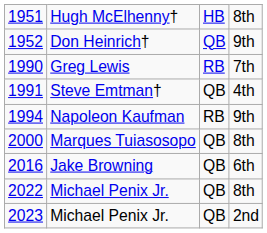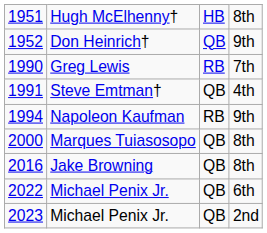(244, 166) 6th -> (244, 166) 8th
(244, 191) 8th -> (244, 191) 6th
